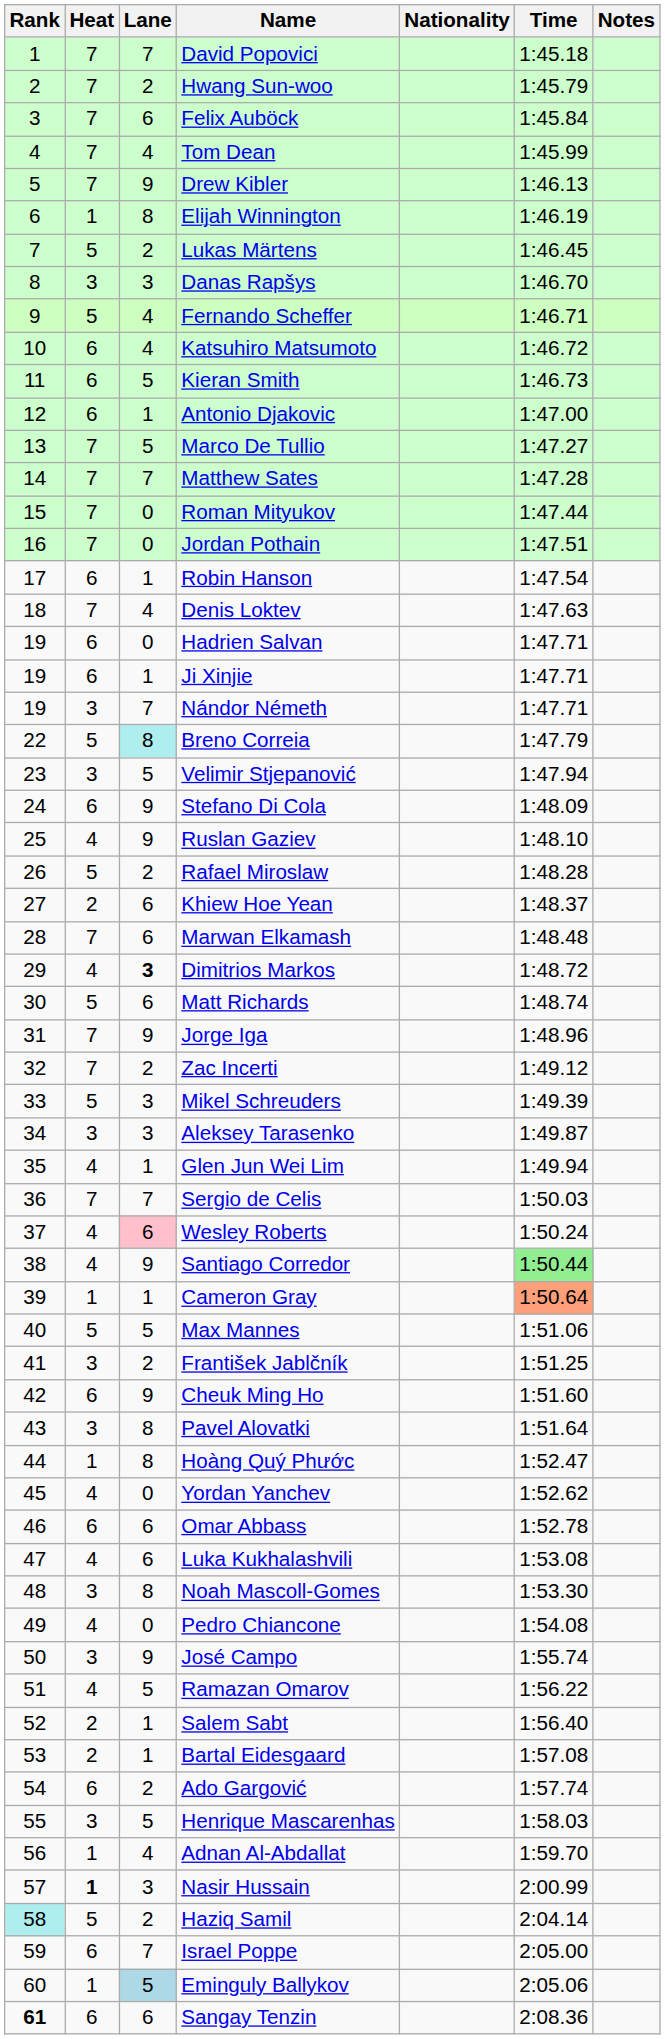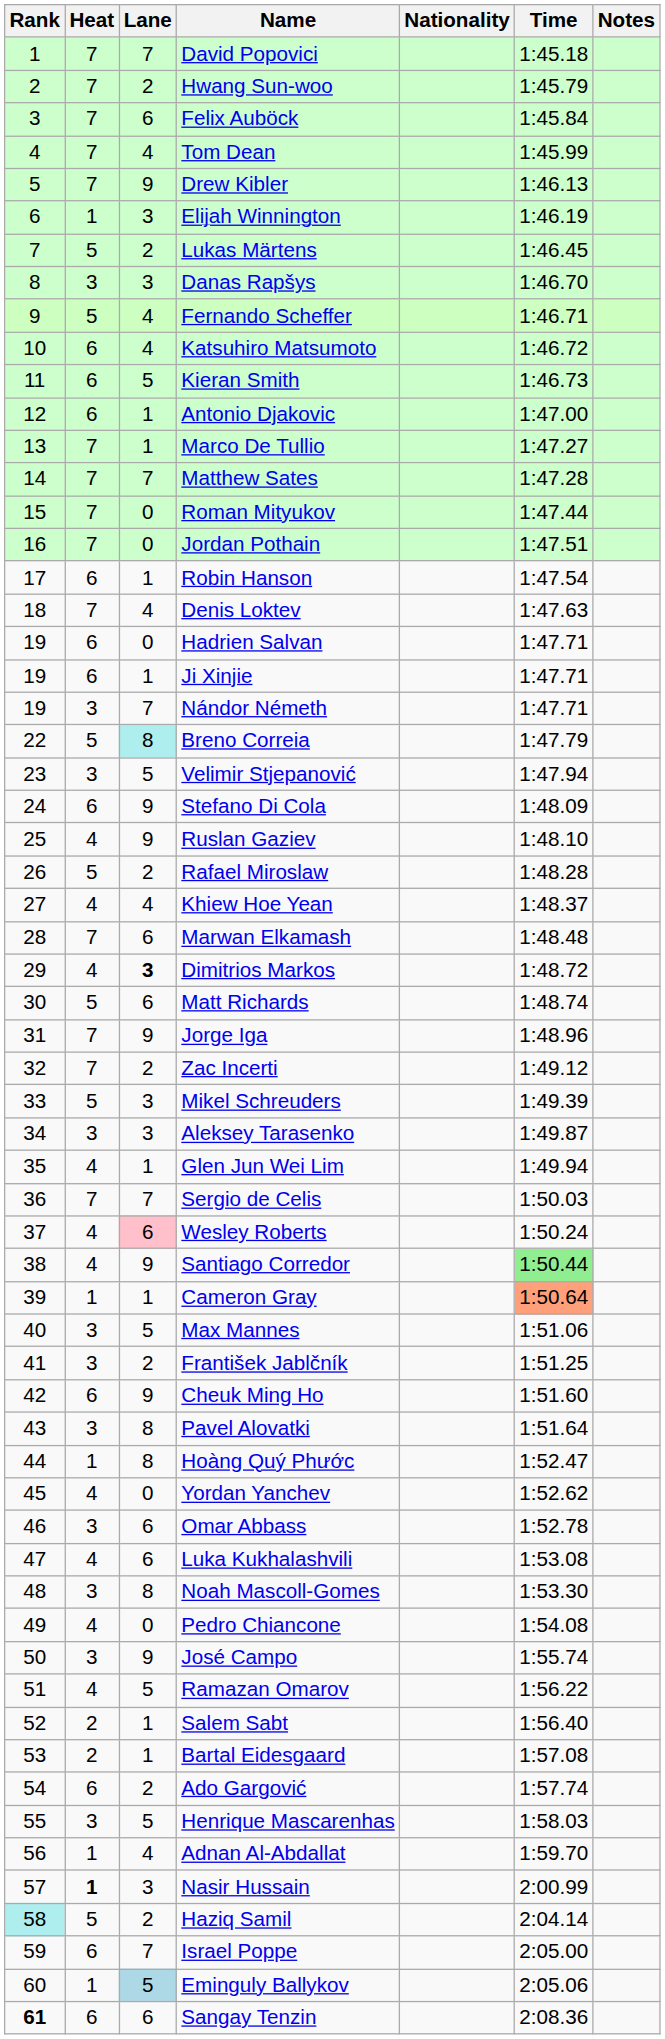(148, 217) 8 -> (148, 217) 3
(148, 446) 5 -> (148, 446) 1
(92, 904) 2 -> (92, 904) 4
(148, 904) 6 -> (148, 904) 4
(92, 1330) 5 -> (92, 1330) 3
(92, 1526) 6 -> (92, 1526) 3
